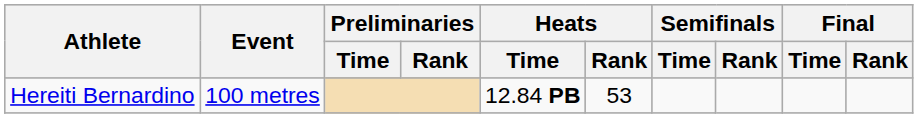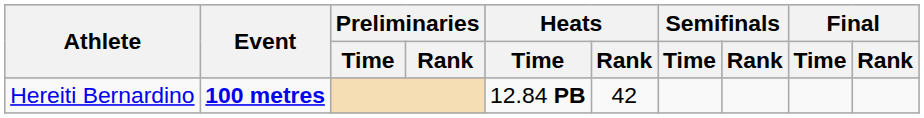(263, 96) normal -> (265, 96) bold
(619, 96) 53 -> (624, 96) 42
